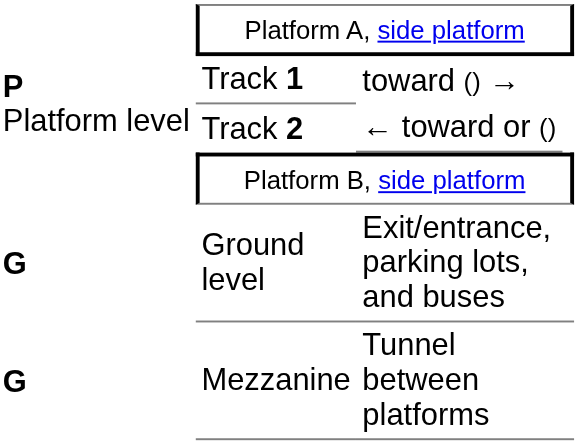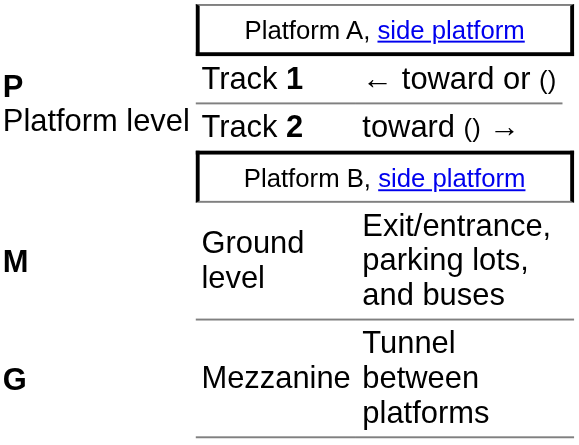(441, 79) toward () → -> (459, 78) ← toward or ()
(459, 127) ← toward or () -> (441, 127) toward () →
(15, 263) G -> (16, 261) M
